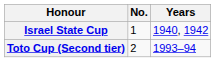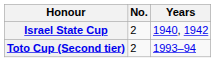(133, 30) 1 -> (133, 30) 2
